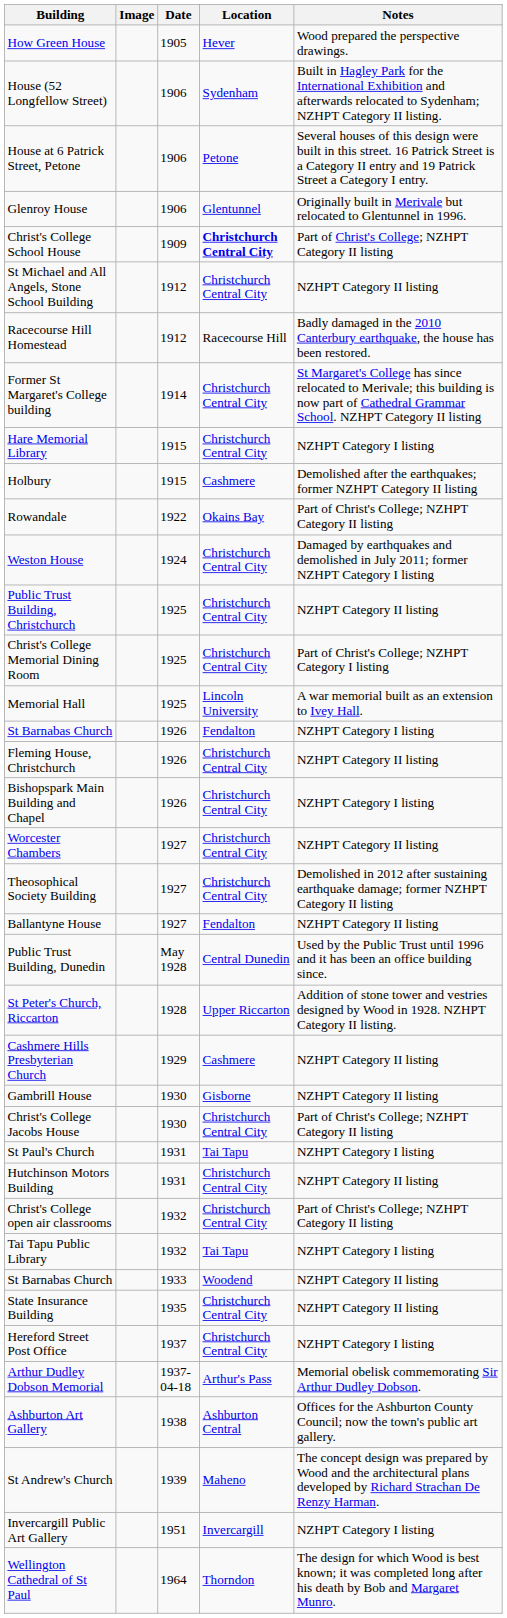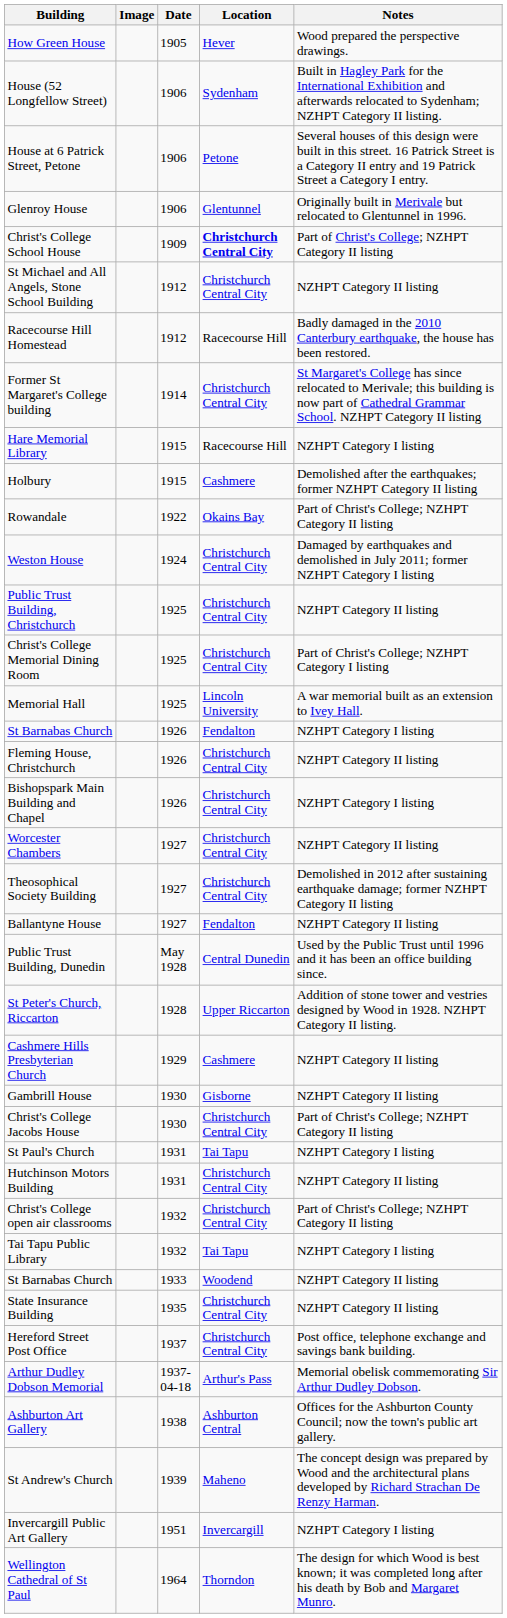(236, 445) Christchurch Central City -> (245, 445) Racecourse Hill
(365, 1343) NZHPT Category I listing -> (391, 1343) Post office, telephone exchange and savings bank building.
